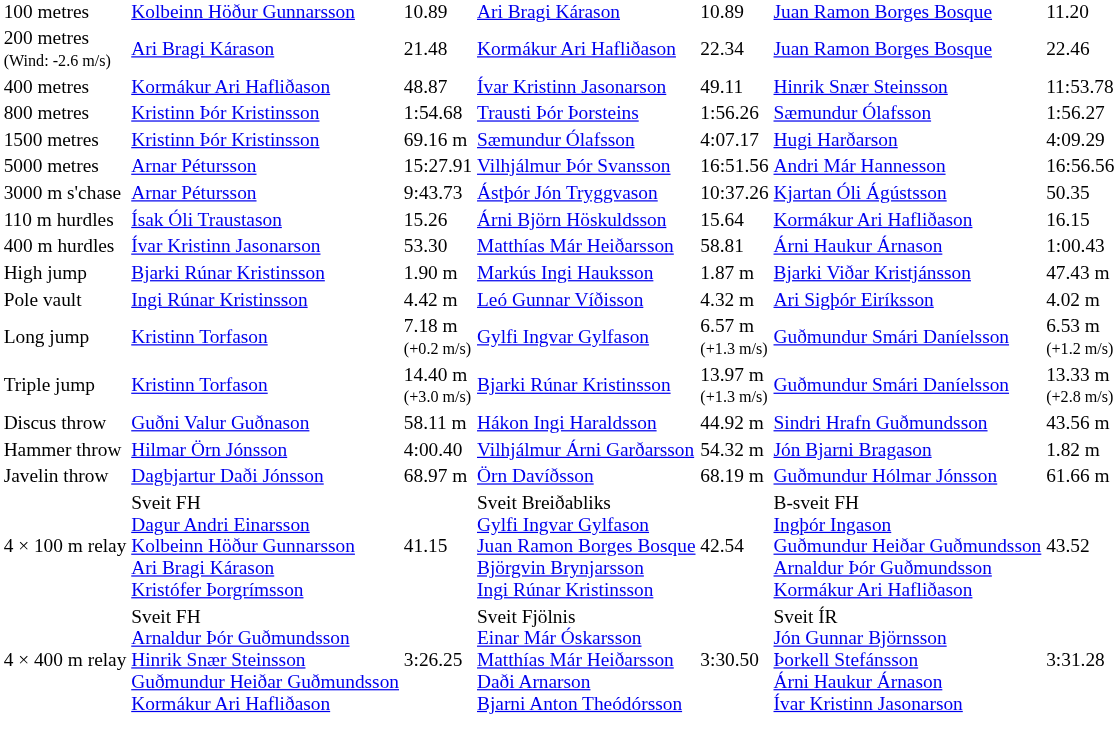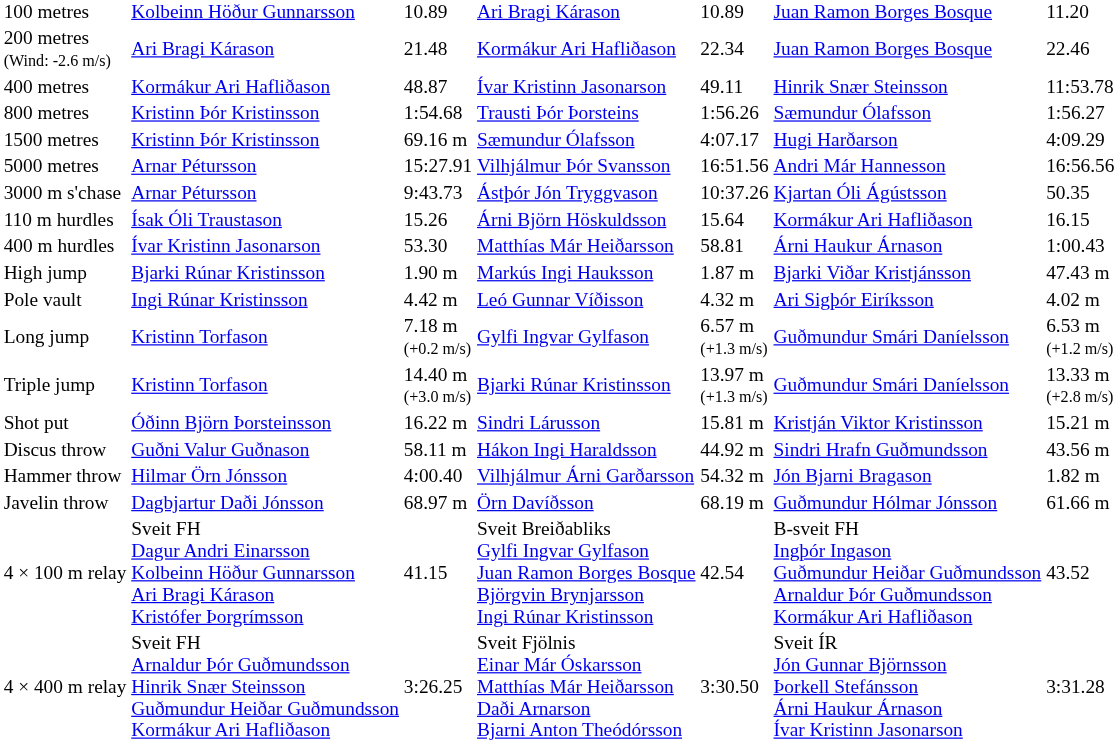+ row: (36, 422)
